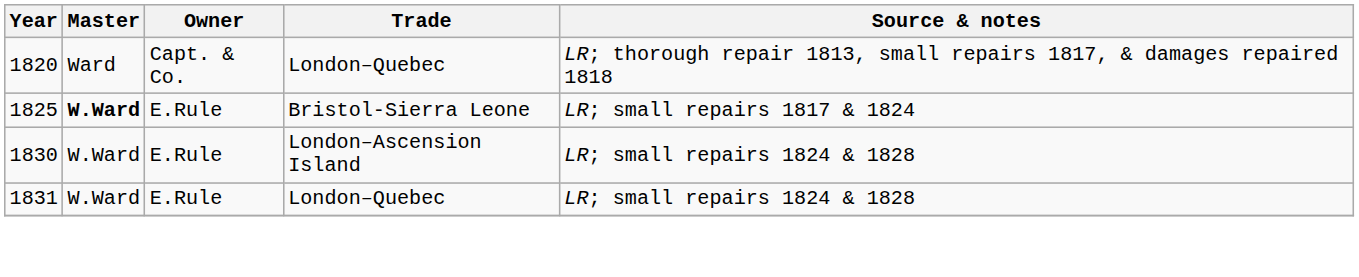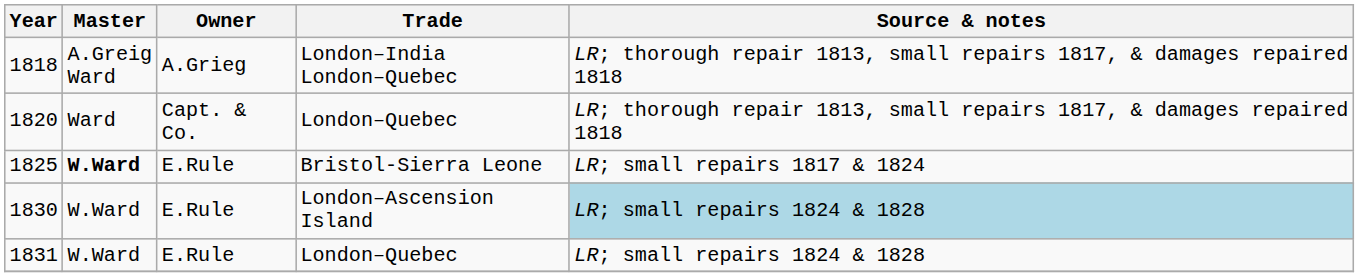+ row: (34, 66)
(740, 155) no background -> (750, 211) lightblue background
